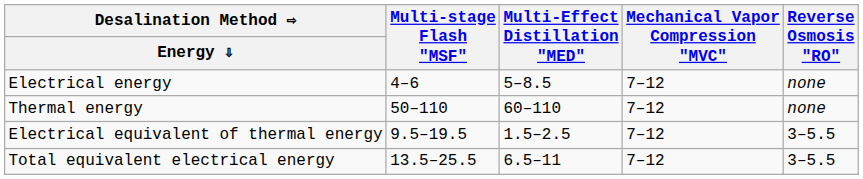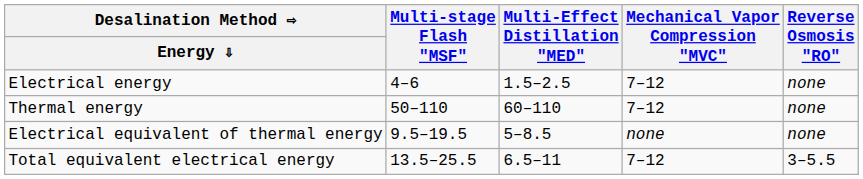(527, 83) 5–8.5 -> (537, 83) 1.5–2.5
(537, 135) 1.5–2.5 -> (527, 135) 5–8.5
(645, 135) 7–12 -> (645, 135) none
(811, 135) 3–5.5 -> (807, 135) none
